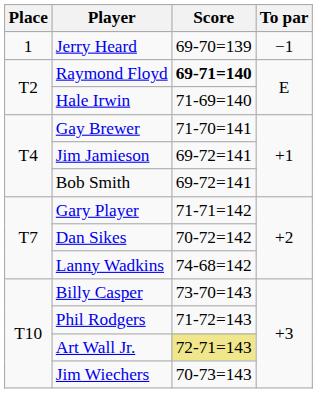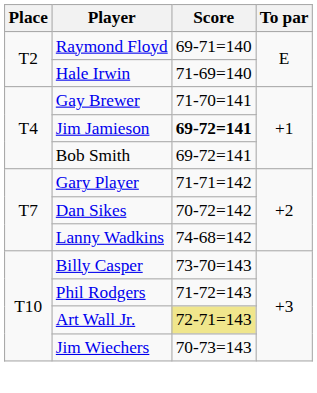- row: (96, 45)
(214, 73) bold -> (214, 45) normal
(214, 155) normal -> (214, 127) bold
